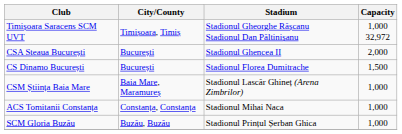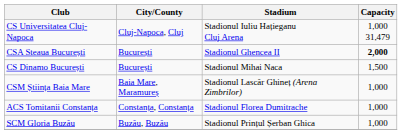- row: (52, 32)
+ row: (47, 32)
(378, 52) normal -> (378, 52) bold
(257, 67) Stadionul Florea Dumitrache -> (243, 67) Stadionul Mihai Naca
(245, 107) Stadionul Mihai Naca -> (256, 107) Stadionul Florea Dumitrache
